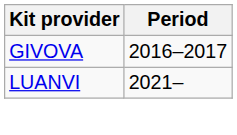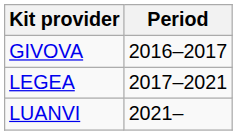+ row: (42, 82)
